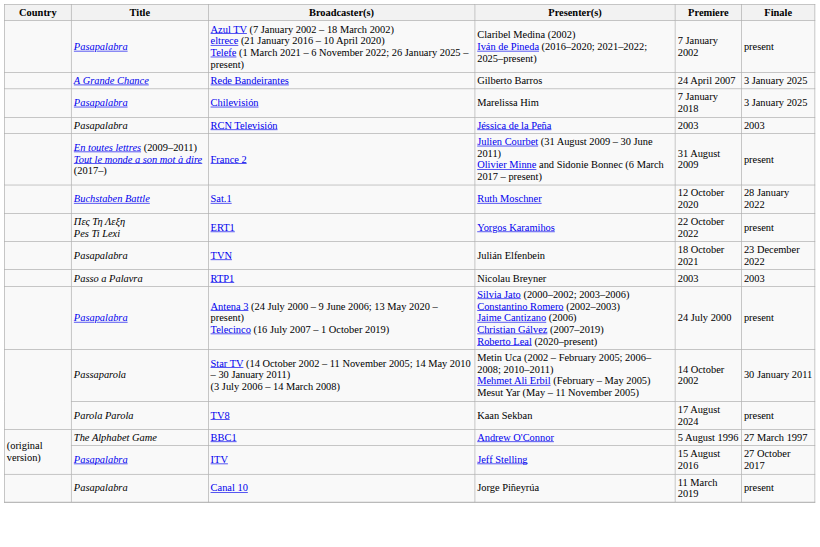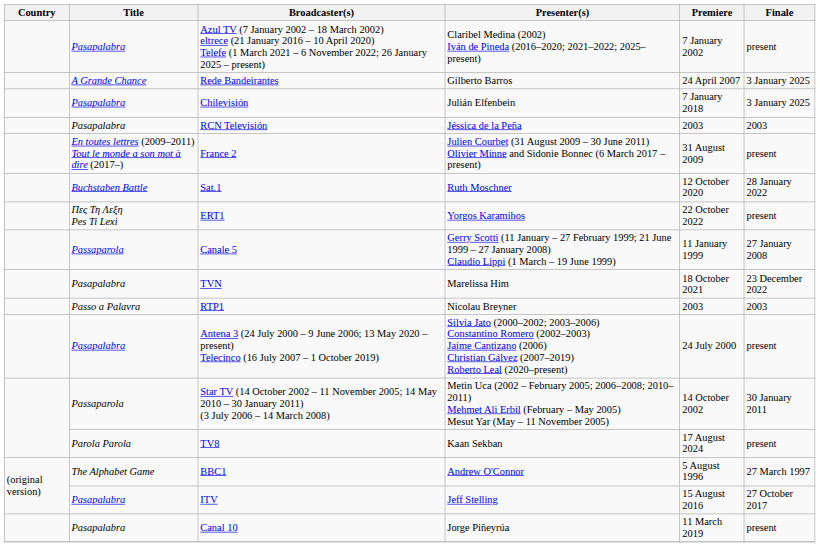(508, 103) Marelissa Him -> (481, 103) Julián Elfenbein
+ row: (219, 249)
(511, 255) Julián Elfenbein -> (478, 284) Marelissa Him
